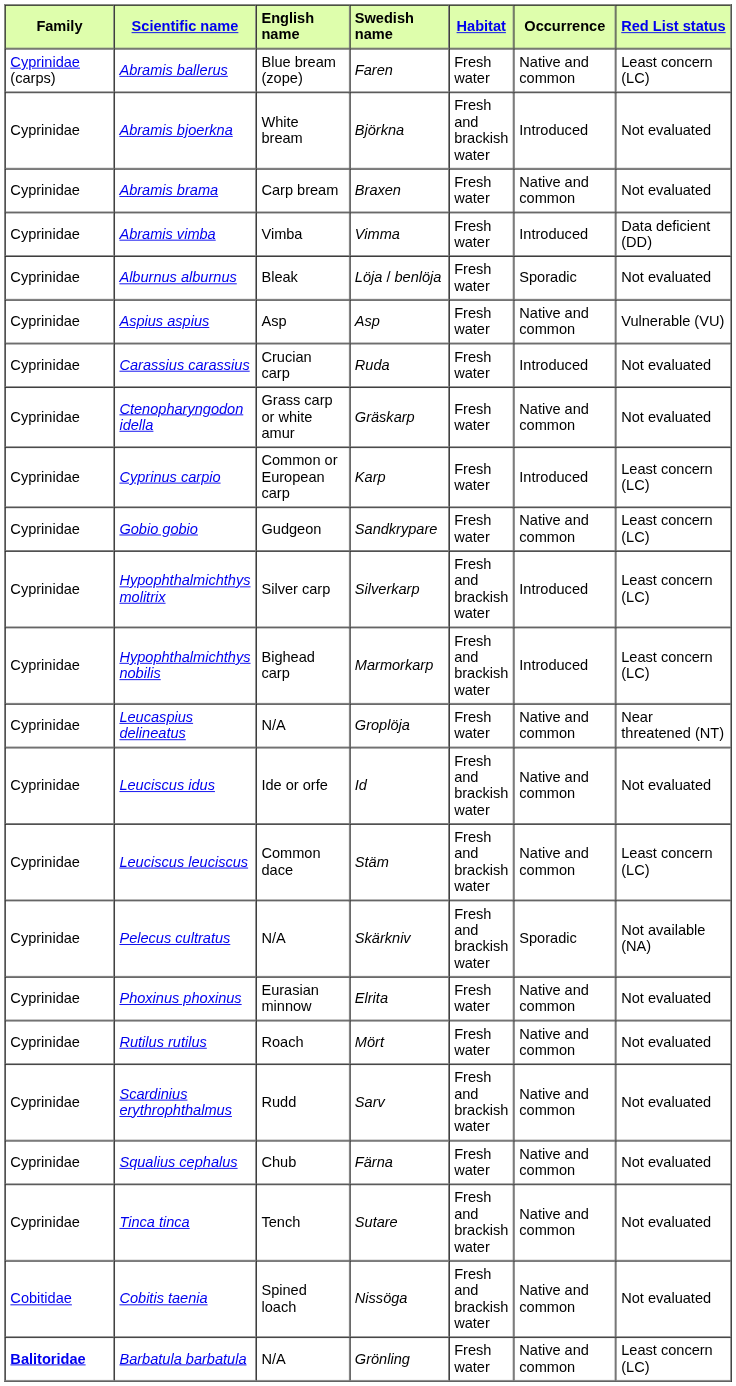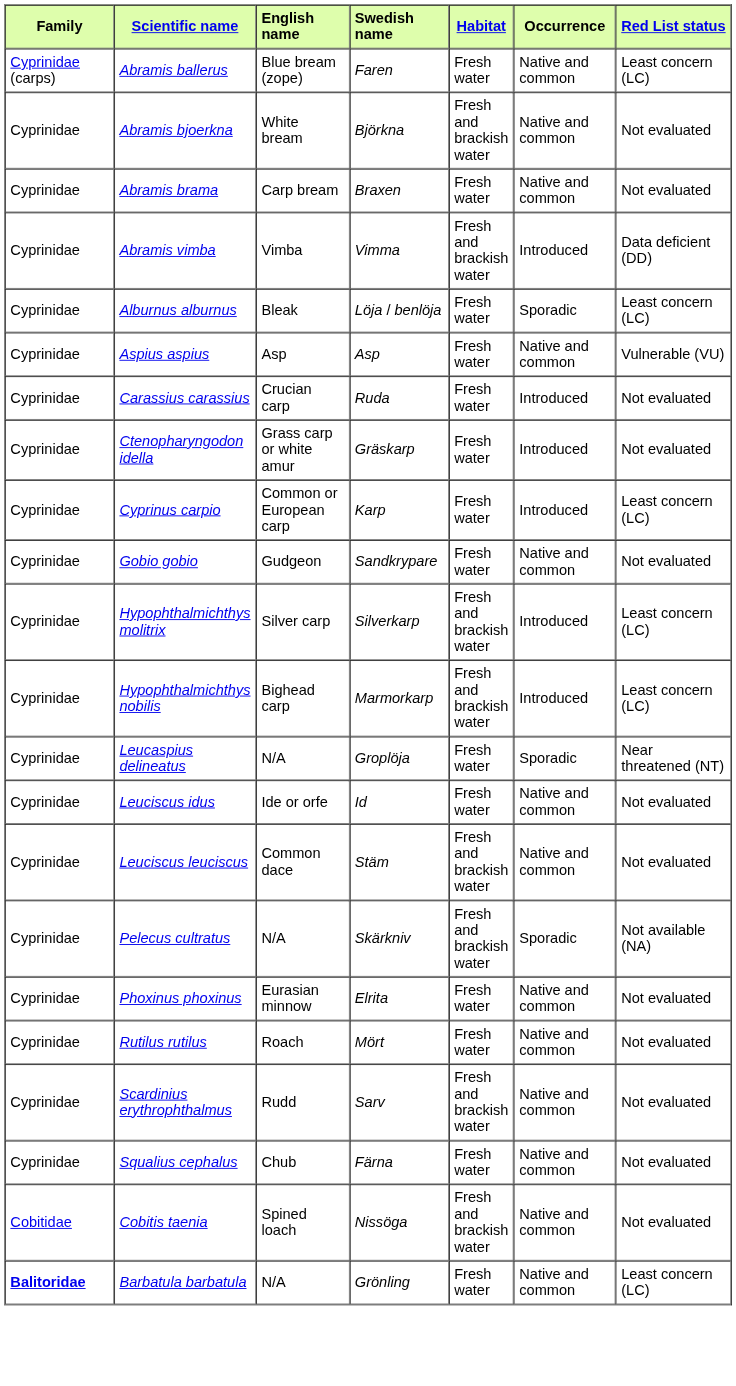(554, 130) Introduced -> (554, 130) Native and common
(473, 234) Fresh water -> (481, 250) Fresh and brackish water
(666, 277) Not evaluated -> (667, 310) Least concern (LC)
(554, 417) Native and common -> (554, 449) Introduced
(667, 529) Least concern (LC) -> (666, 561) Not evaluated
(554, 725) Native and common -> (548, 758) Sporadic
(481, 785) Fresh and brackish water -> (473, 802) Fresh water
(667, 862) Least concern (LC) -> (666, 862) Not evaluated
- row: (155, 1222)
